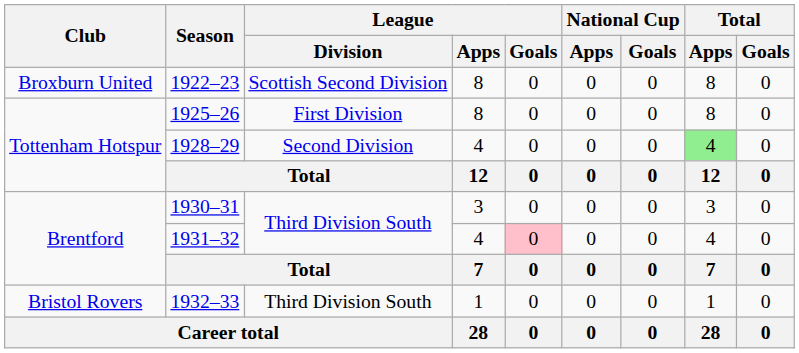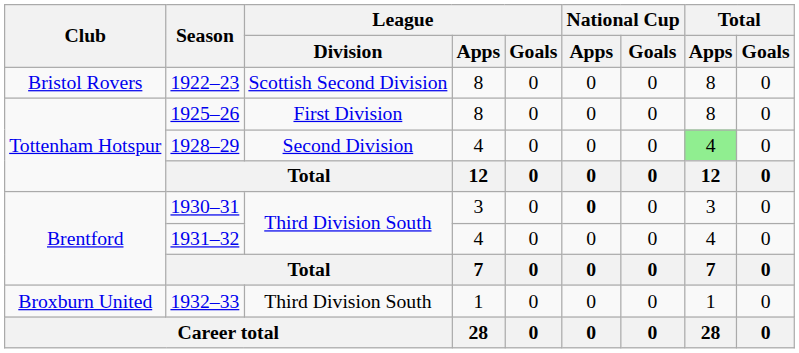(85, 82) Broxburn United -> (85, 82) Bristol Rovers
(591, 207) normal -> (591, 207) bold
(533, 238) pink background -> (533, 238) no background
(85, 301) Bristol Rovers -> (85, 301) Broxburn United
